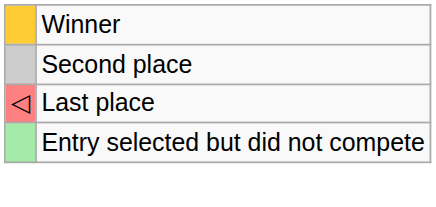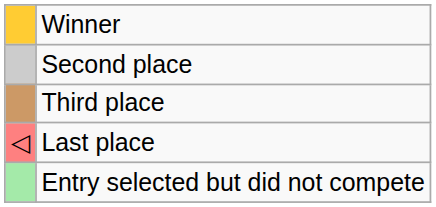+ row: (103, 104)
